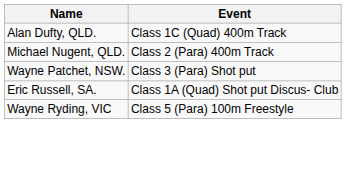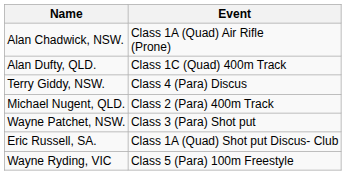+ row: (65, 39)
+ row: (56, 84)
